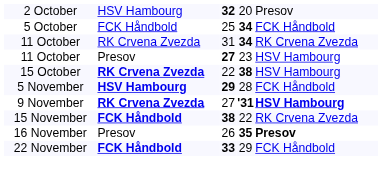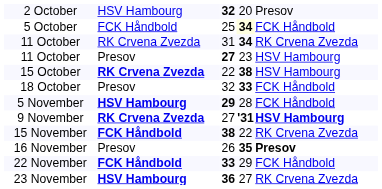(246, 26) no background -> (246, 26) lightyellow background
+ row: (50, 87)
+ row: (50, 178)
